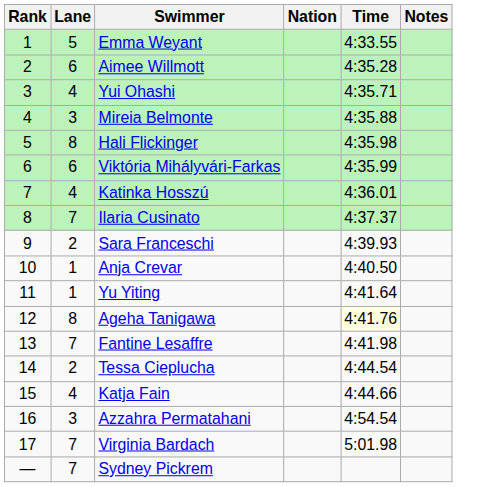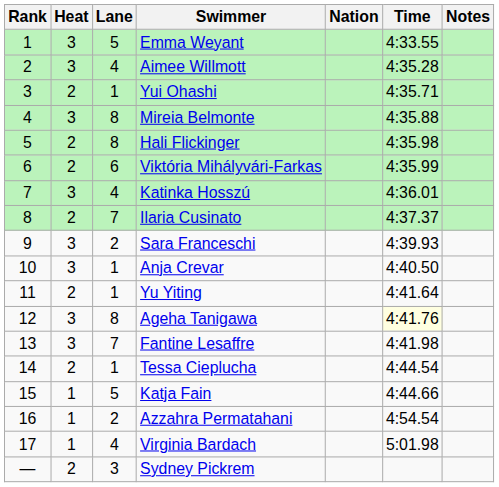+ column: (71, 17)
(73, 67) 6 -> (114, 67) 4
(73, 92) 4 -> (114, 92) 1
(73, 117) 3 -> (114, 117) 8
(73, 368) 2 -> (114, 368) 1
(73, 393) 4 -> (114, 393) 5
(73, 419) 3 -> (114, 419) 2
(73, 444) 7 -> (114, 444) 4
(73, 469) 7 -> (114, 469) 3
